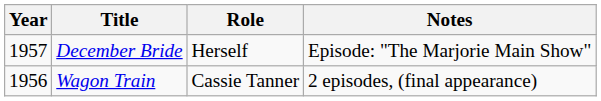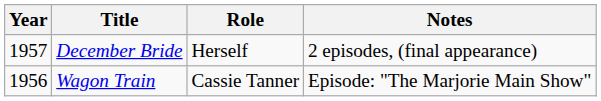(450, 50) Episode: "The Marjorie Main Show" -> (423, 50) 2 episodes, (final appearance)
(423, 80) 2 episodes, (final appearance) -> (450, 80) Episode: "The Marjorie Main Show"
